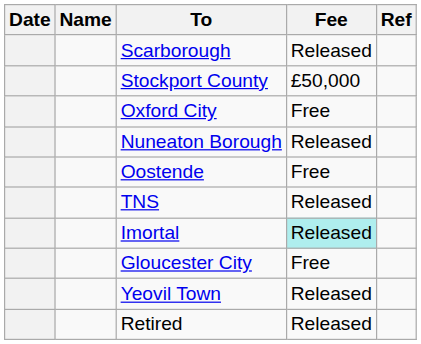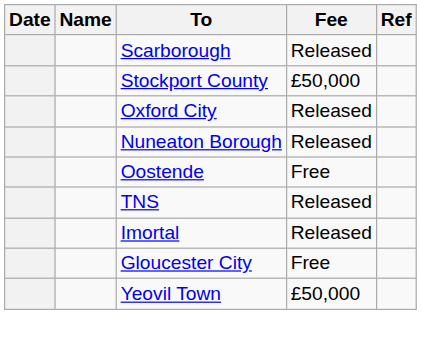(310, 111) Free -> (331, 111) Released
(331, 232) paleturquoise background -> (331, 232) no background
(331, 293) Released -> (325, 293) £50,000
- row: (152, 324)
